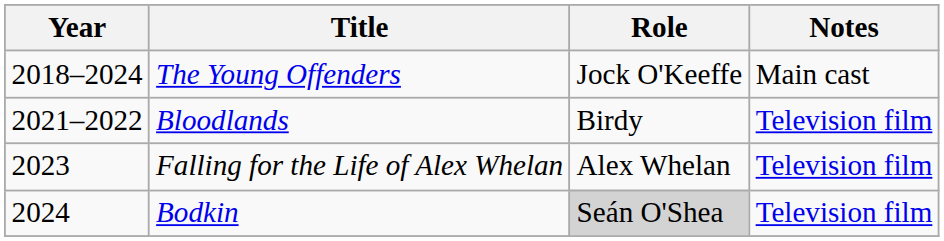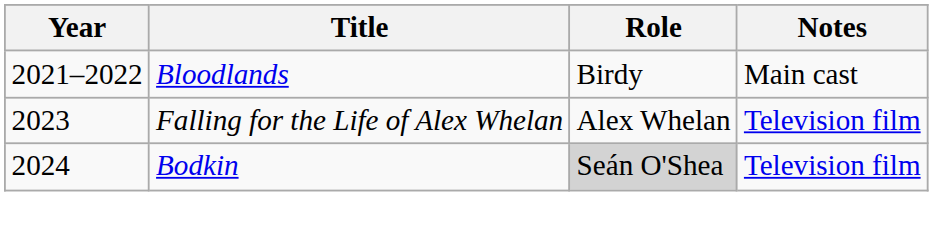- row: (279, 73)
(844, 119) Television film -> (801, 73) Main cast
